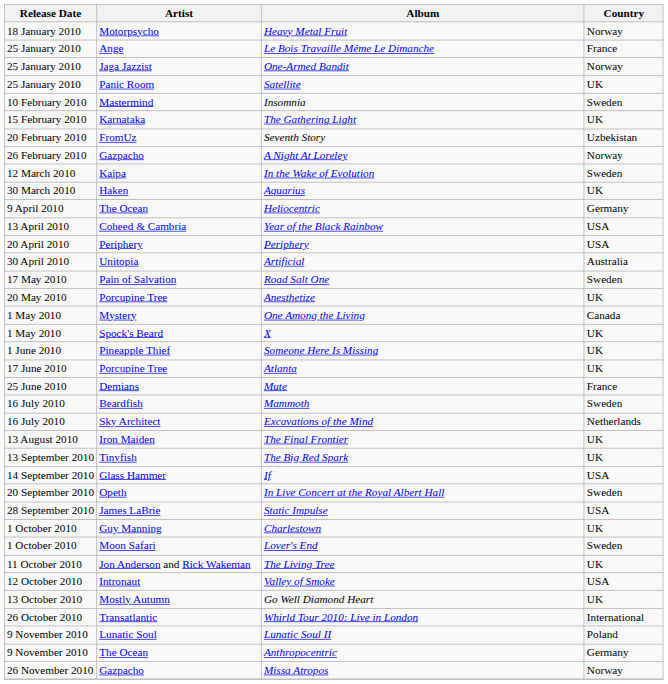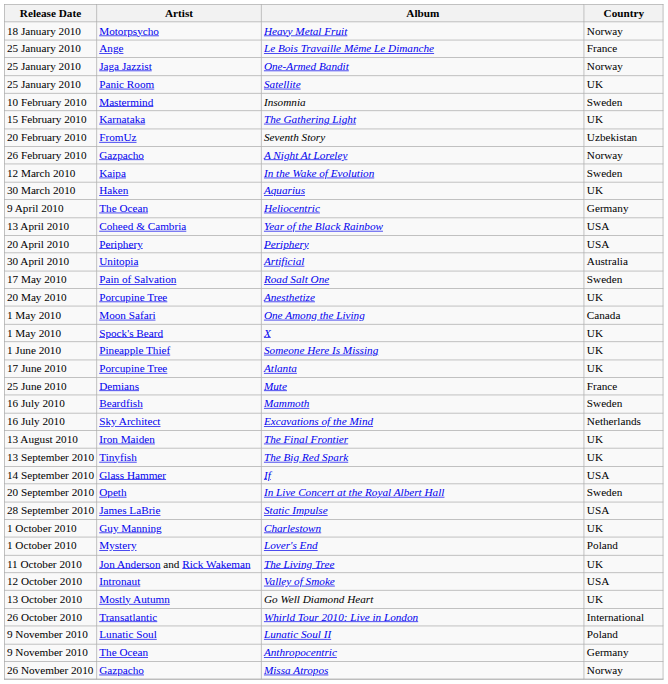(118, 315) Mystery -> (127, 315) Moon Safari
(127, 546) Moon Safari -> (118, 546) Mystery
(605, 546) Sweden -> (602, 546) Poland
